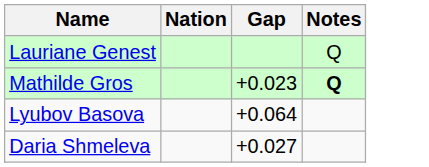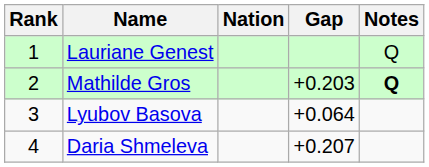+ column: (33, 20)
(267, 83) +0.023 -> (324, 83) +0.203
(267, 146) +0.027 -> (324, 146) +0.207
